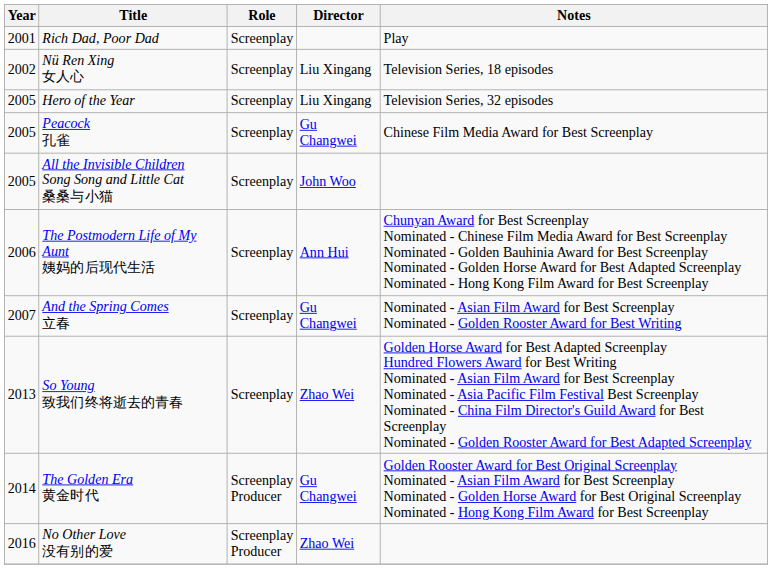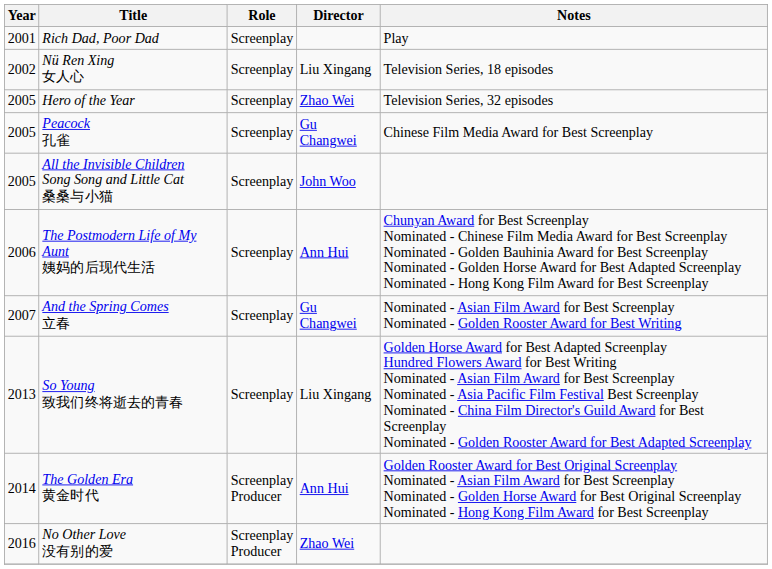(335, 101) Liu Xingang -> (327, 101) Zhao Wei
(327, 394) Zhao Wei -> (335, 394) Liu Xingang
(328, 488) Gu Changwei -> (324, 488) Ann Hui
